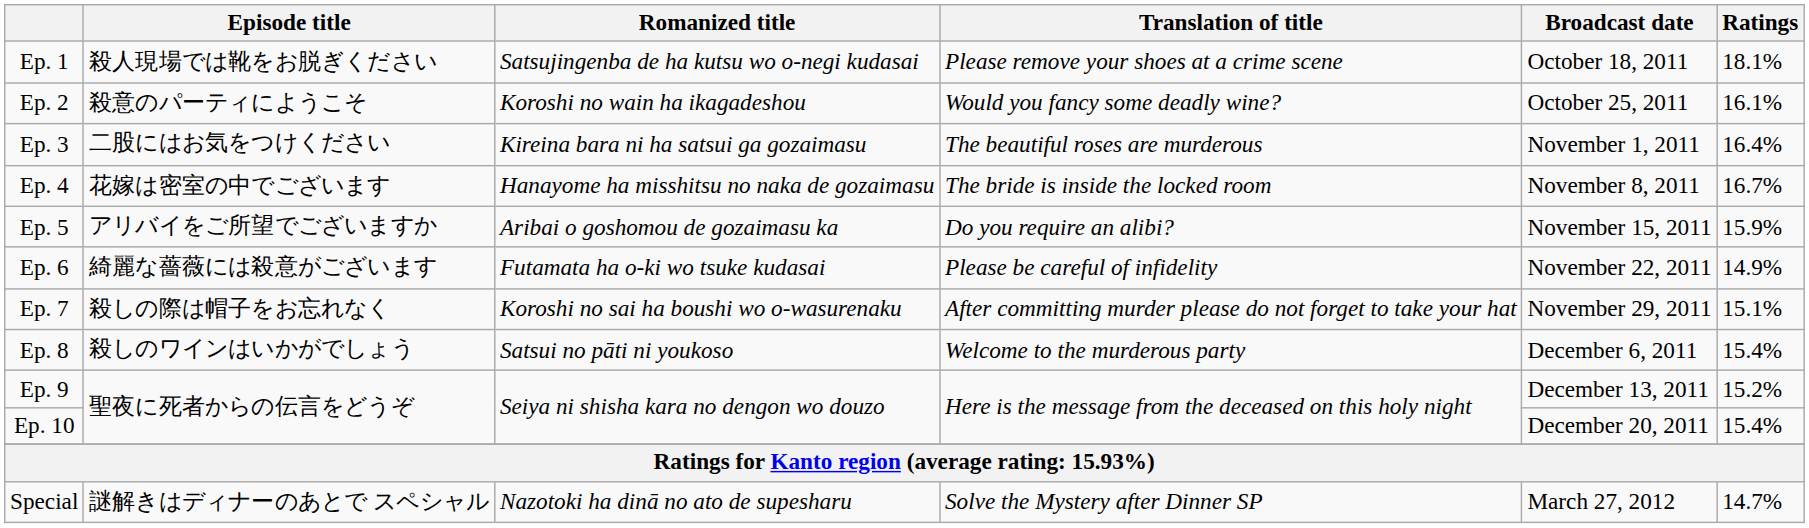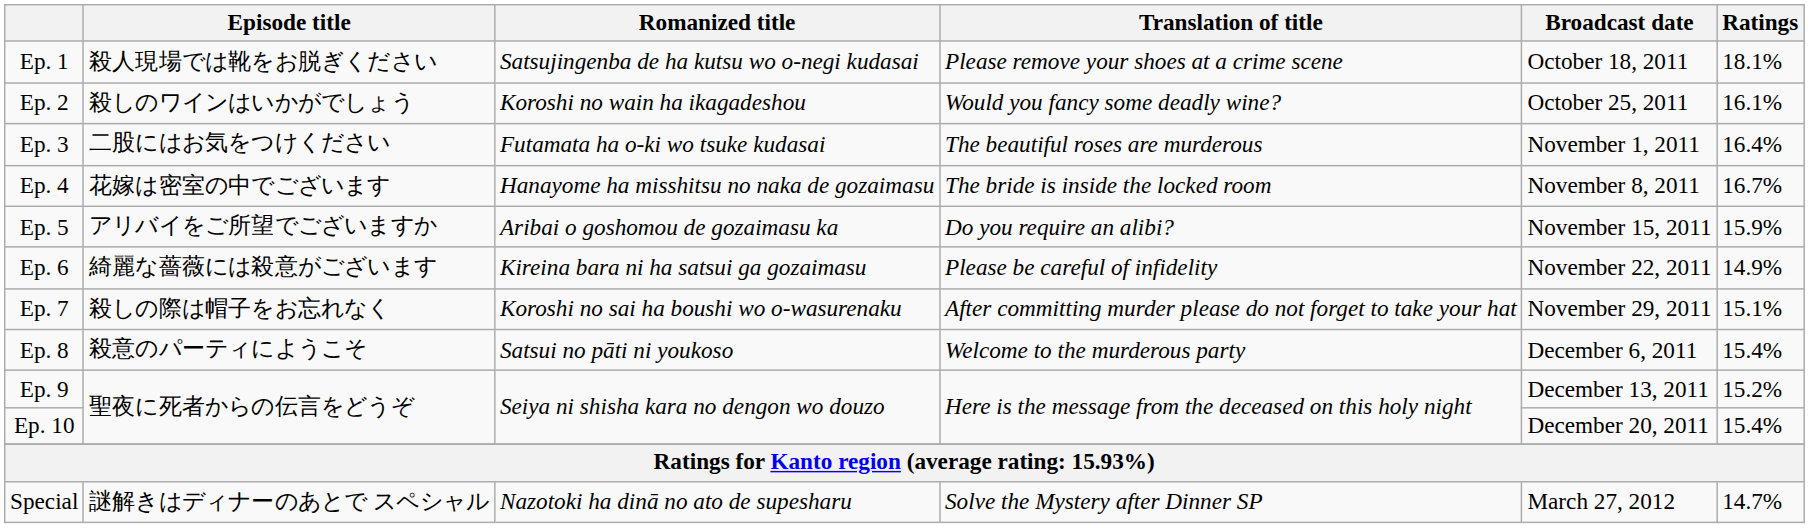(228, 102) 殺意のパーティにようこそ -> (251, 102) 殺しのワインはいかがでしょう
(683, 144) Kireina bara ni ha satsui ga gozaimasu -> (663, 144) Futamata ha o-ki wo tsuke kudasai
(663, 267) Futamata ha o-ki wo tsuke kudasai -> (683, 267) Kireina bara ni ha satsui ga gozaimasu
(251, 349) 殺しのワインはいかがでしょう -> (228, 349) 殺意のパーティにようこそ
